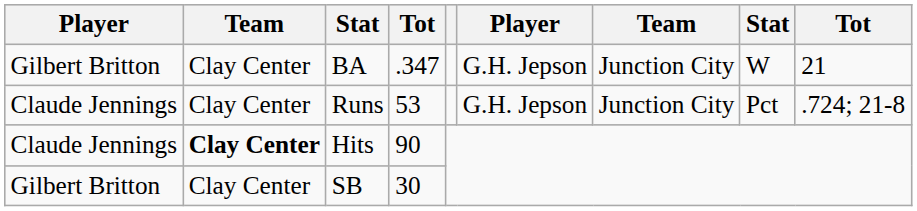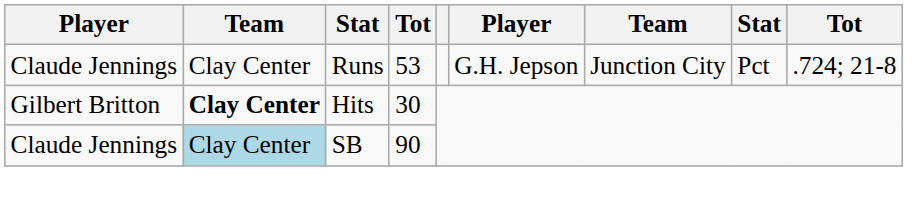- row: (349, 64)
(94, 144) Claude Jennings -> (85, 104) Gilbert Britton
(408, 144) 90 -> (408, 104) 30
(85, 184) Gilbert Britton -> (94, 144) Claude Jennings
(249, 184) no background -> (249, 144) lightblue background
(408, 184) 30 -> (408, 144) 90
